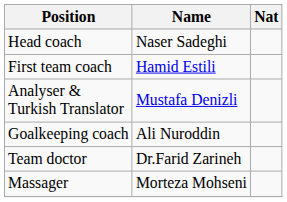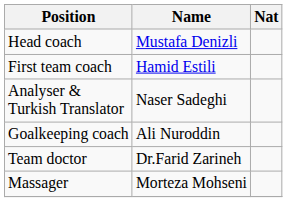(181, 41) Naser Sadeghi -> (187, 41) Mustafa Denizli
(187, 100) Mustafa Denizli -> (181, 100) Naser Sadeghi
